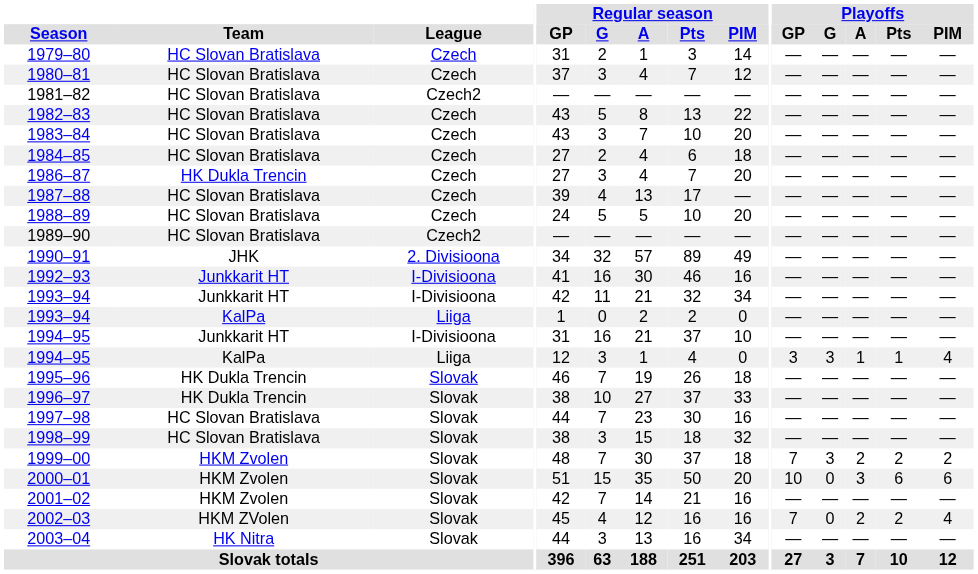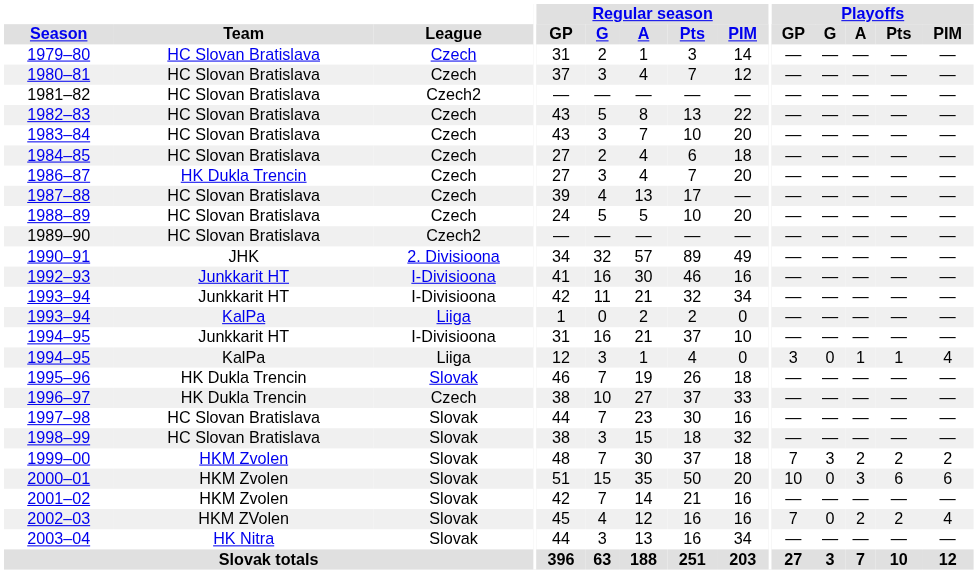(830, 357) 3 -> (830, 357) 0
(454, 397) Slovak -> (454, 397) Czech
